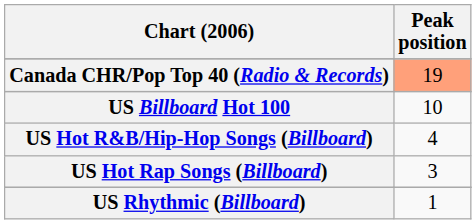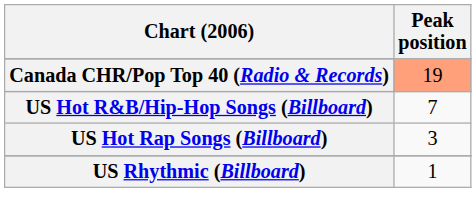- row: (199, 107)
(432, 139) 4 -> (432, 107) 7
